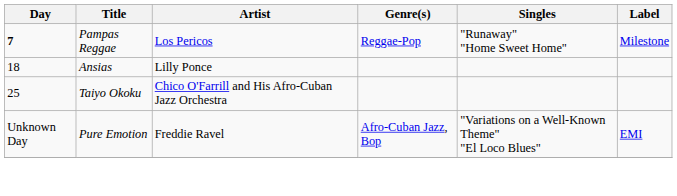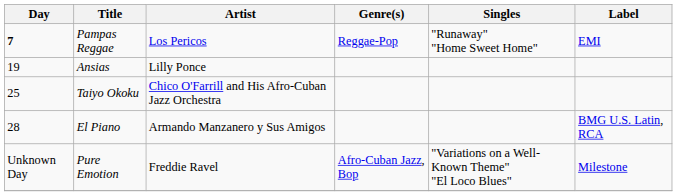(644, 40) Milestone -> (589, 40) EMI
(13, 67) 18 -> (13, 67) 19
+ row: (99, 127)
(631, 134) EMI -> (603, 167) Milestone
